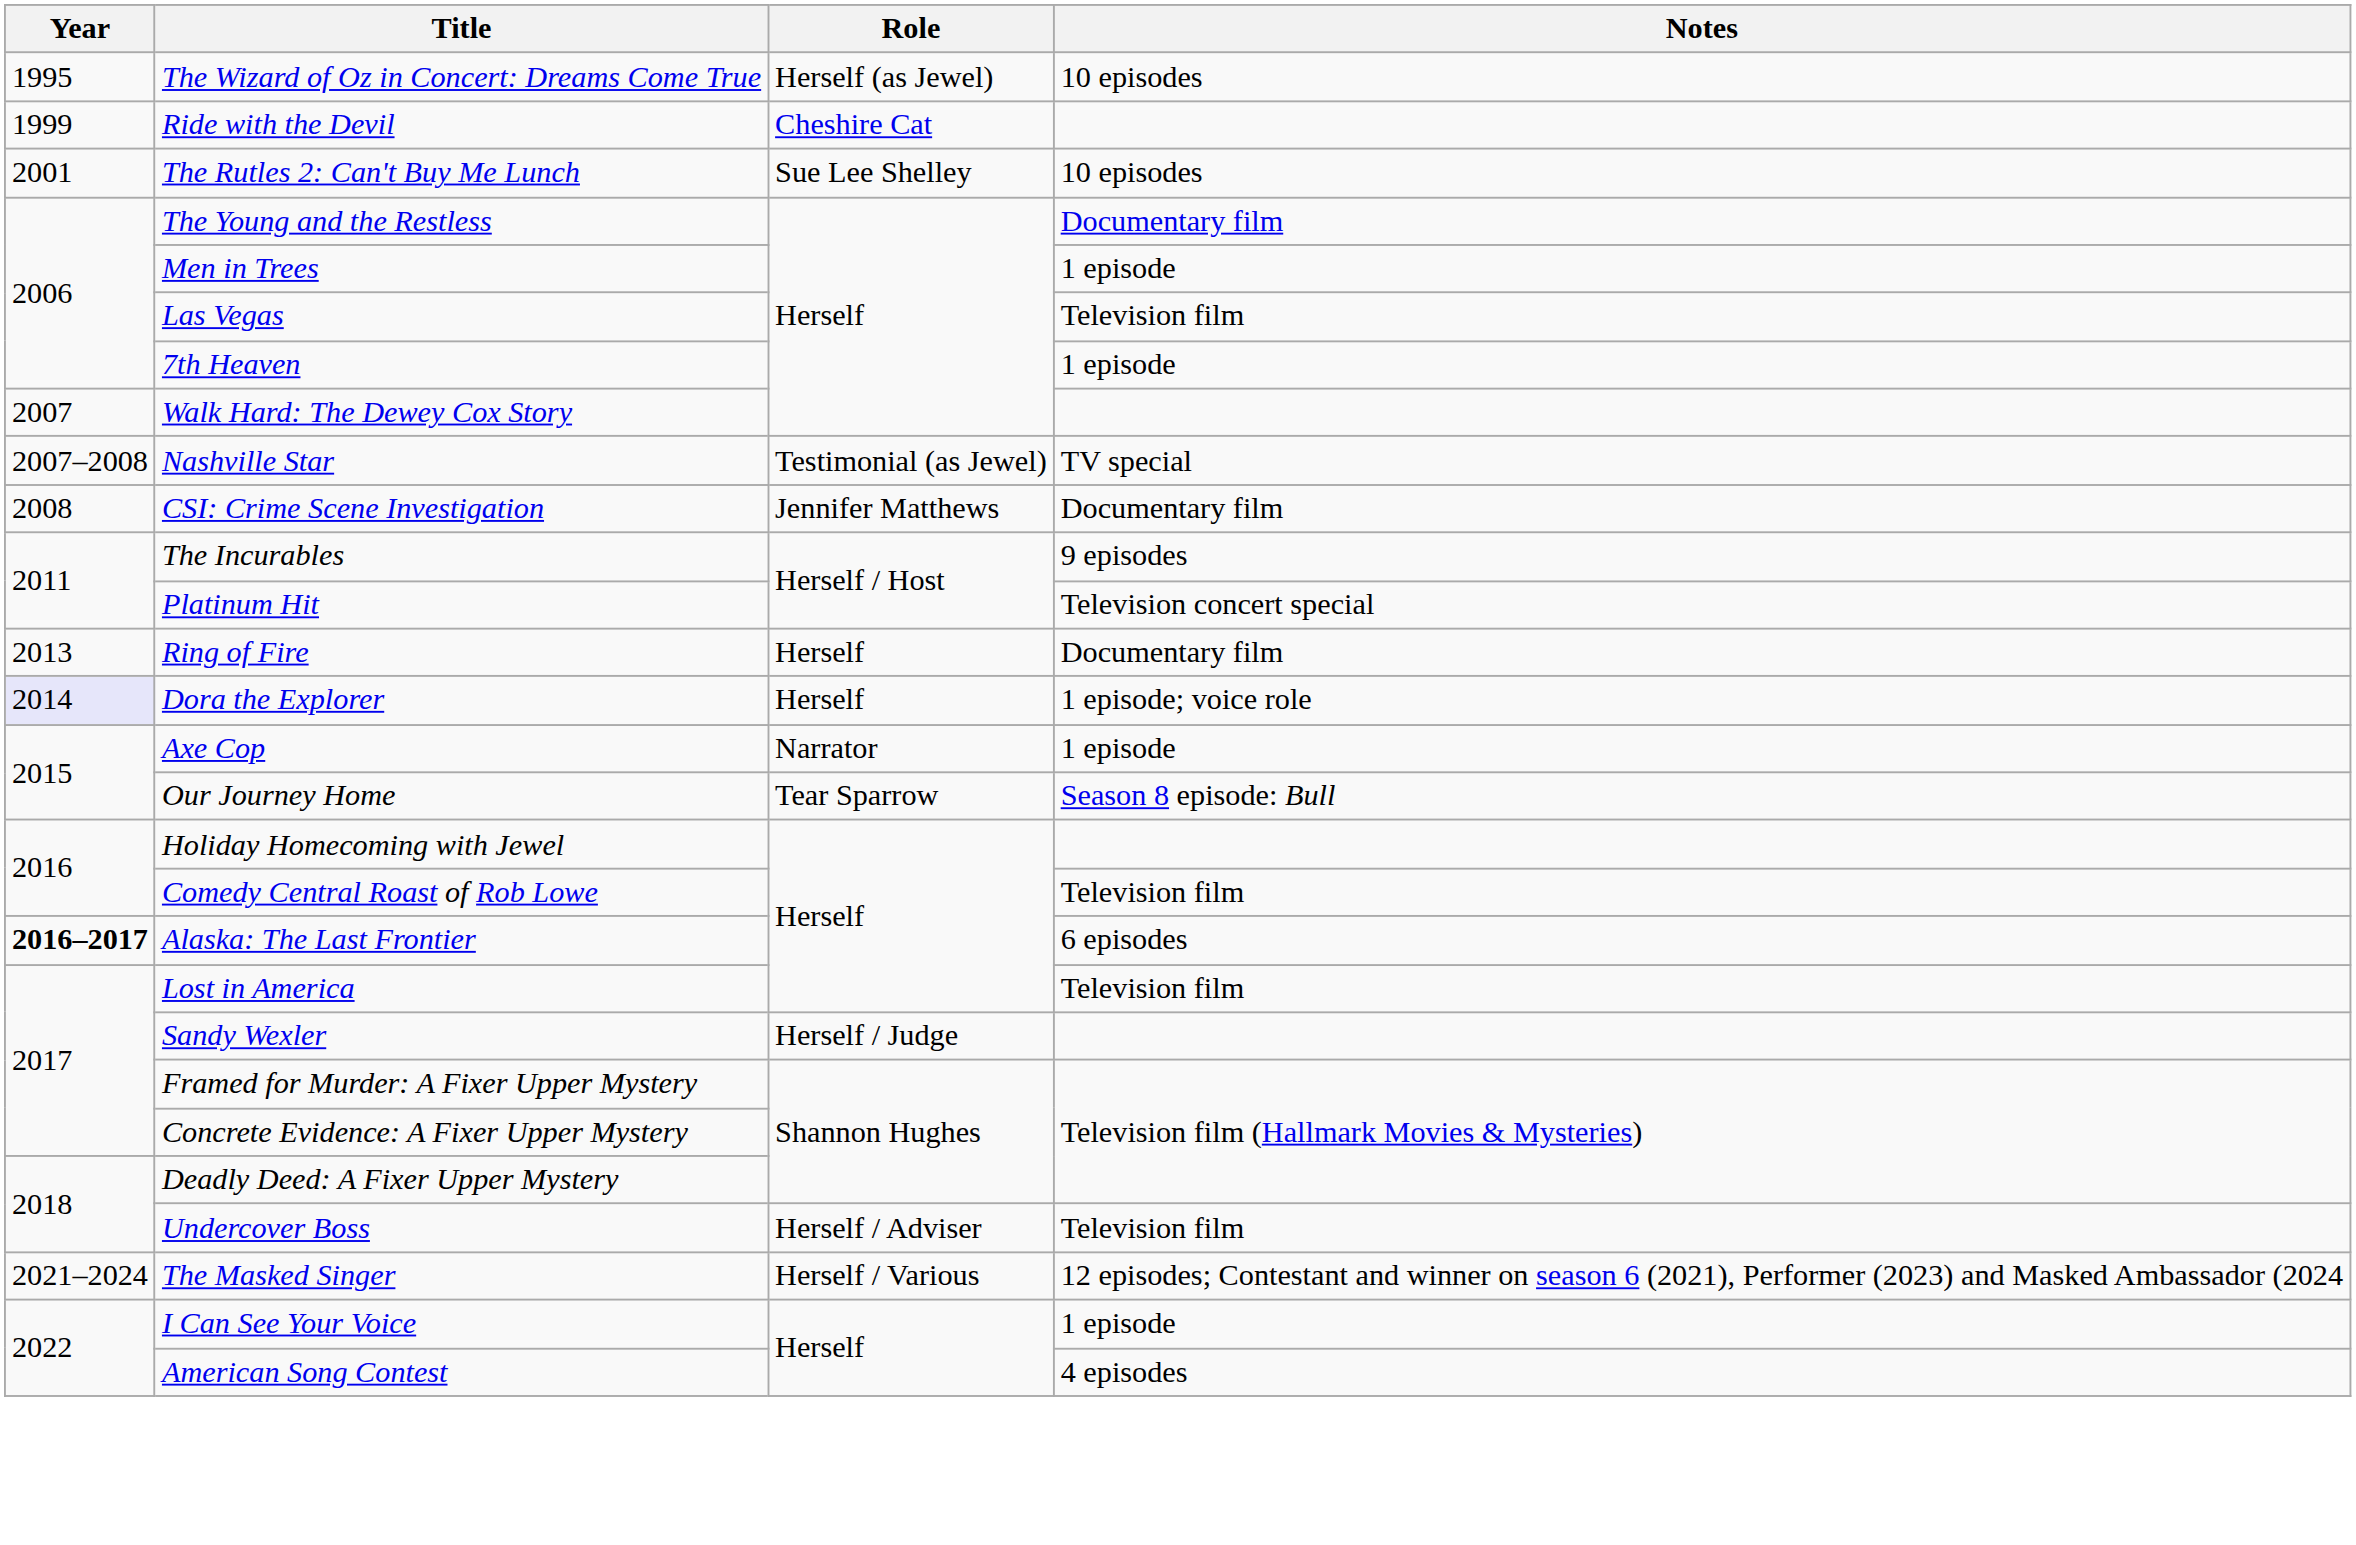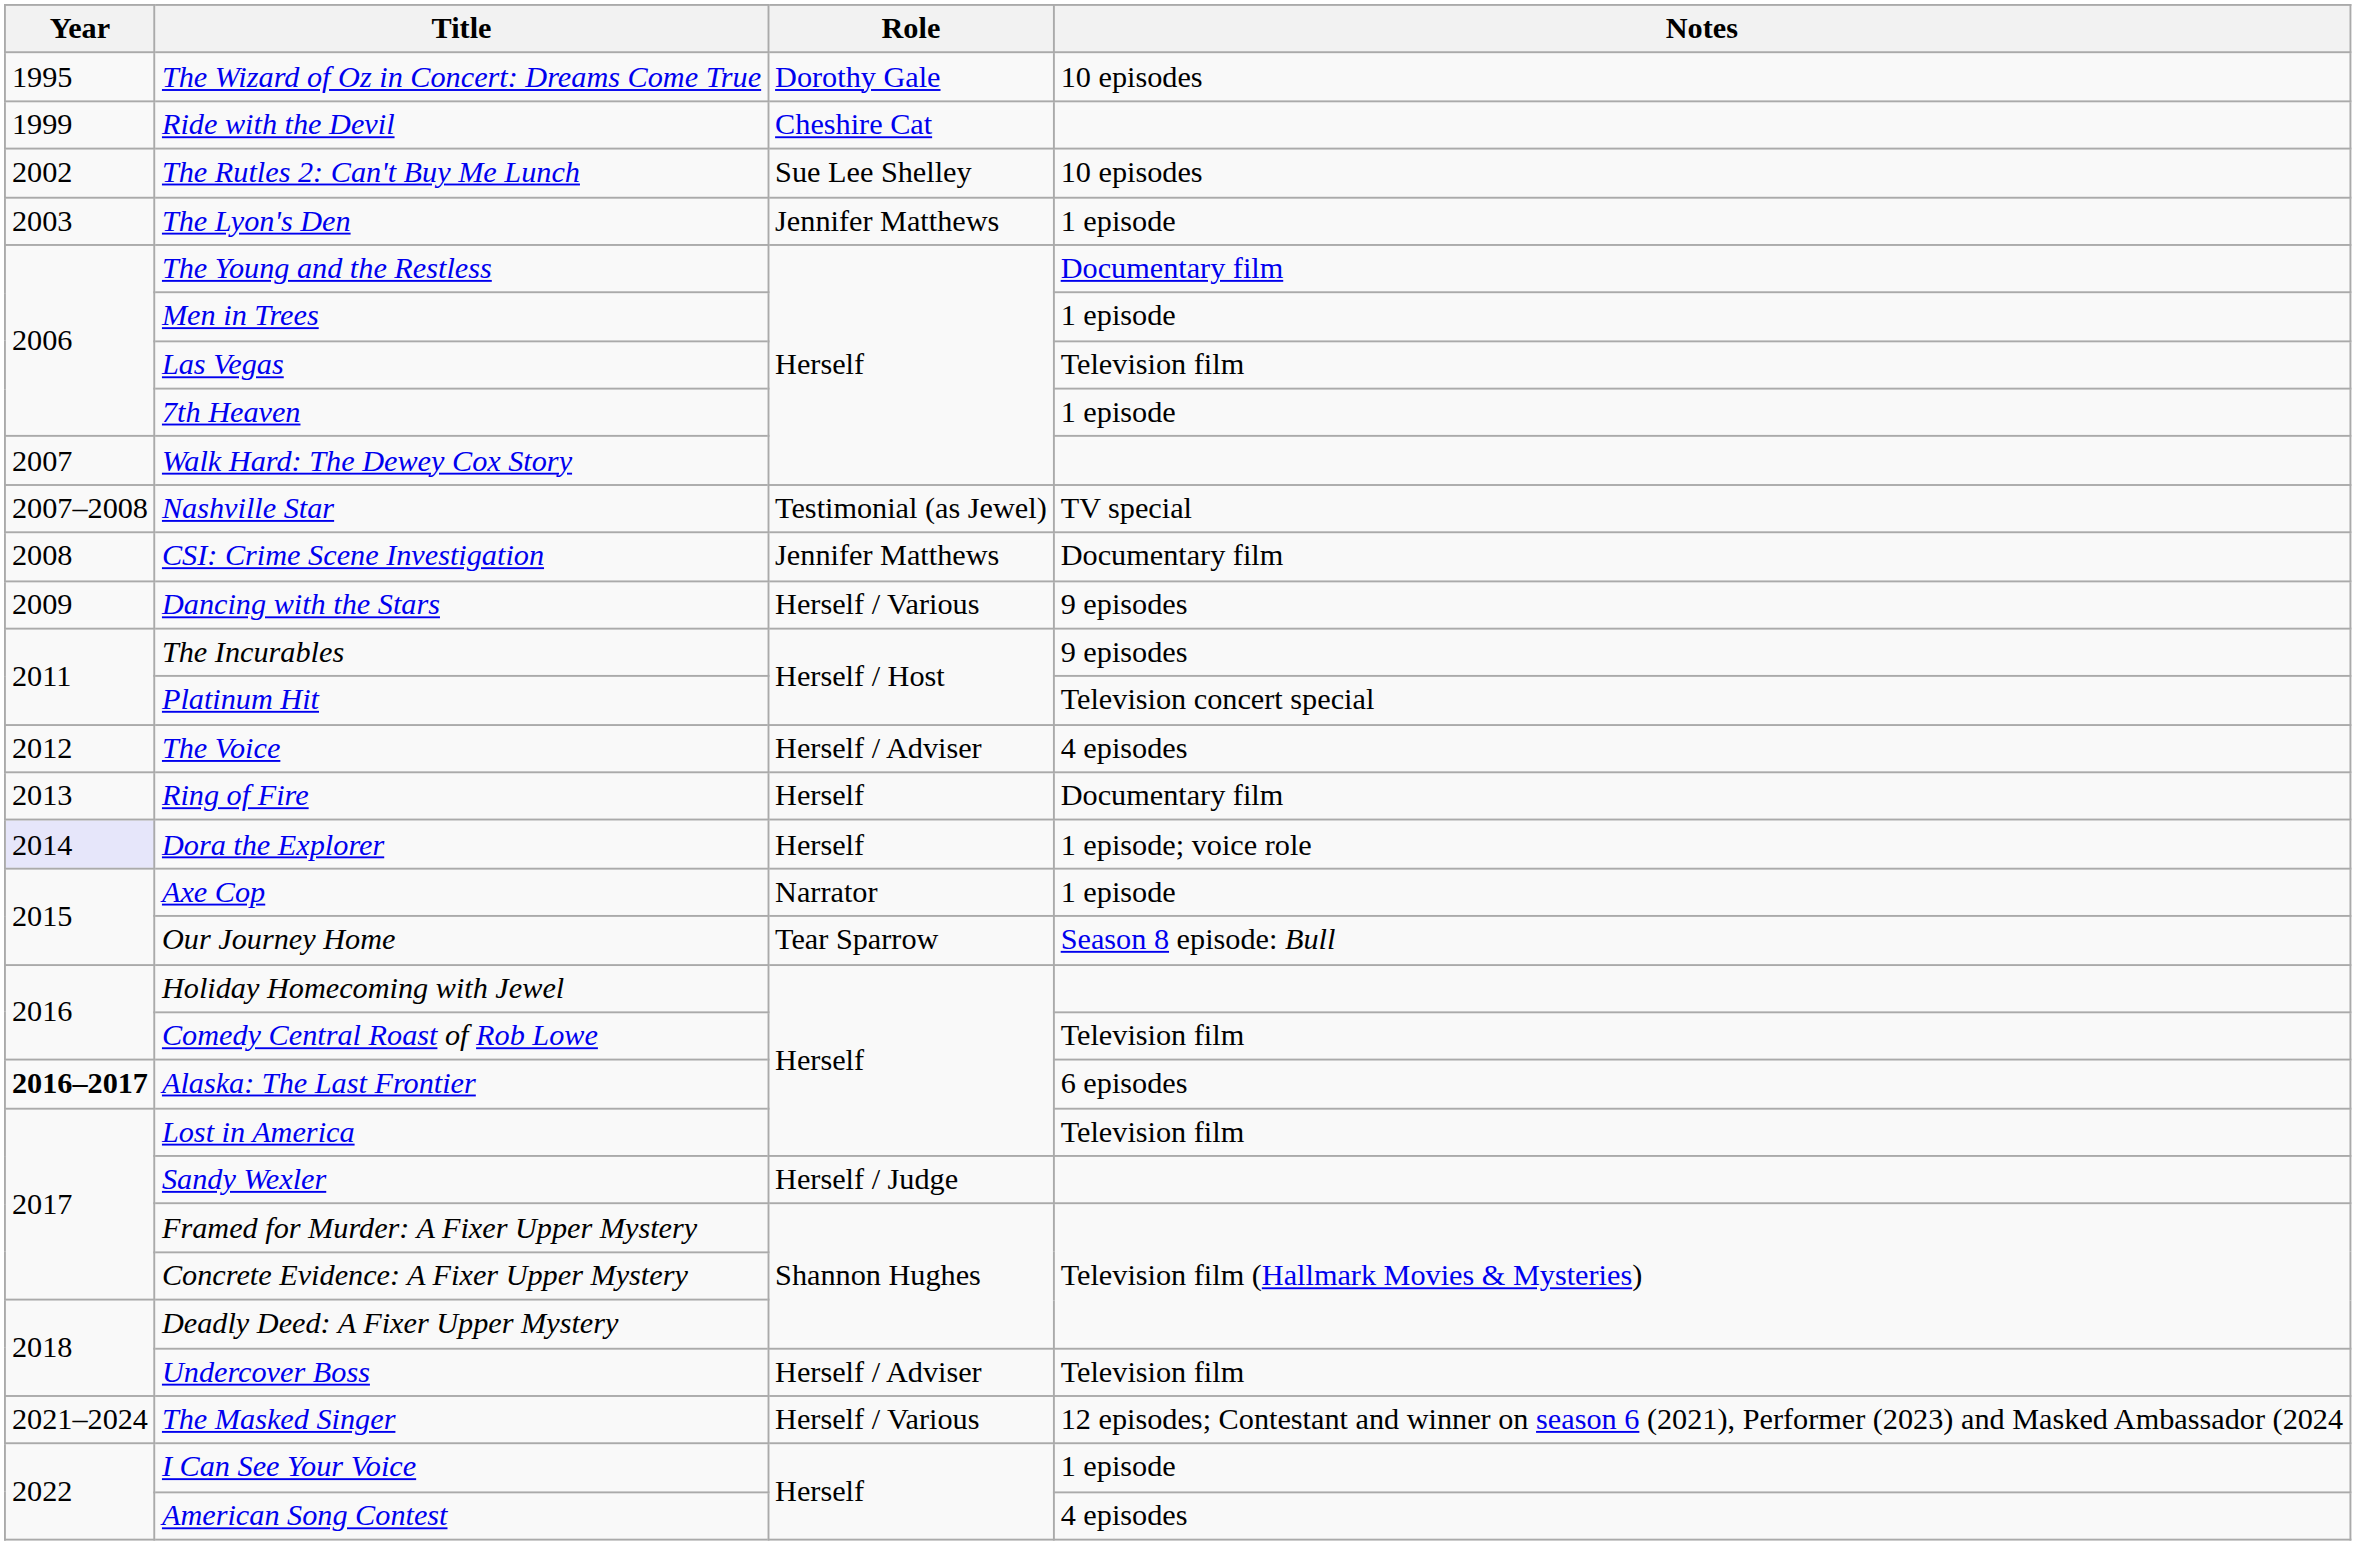(884, 76) Herself (as Jewel) -> (858, 76) Dorothy Gale
(42, 172) 2001 -> (42, 172) 2002
+ row: (256, 220)
+ row: (301, 603)
+ row: (221, 747)
